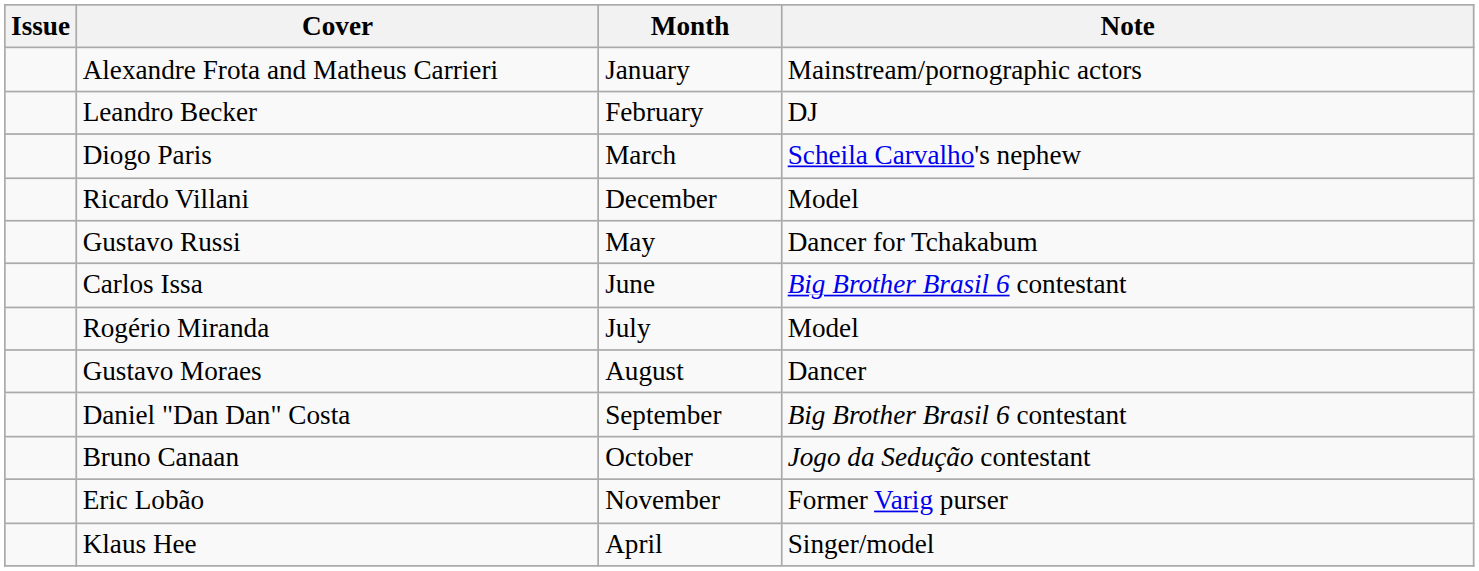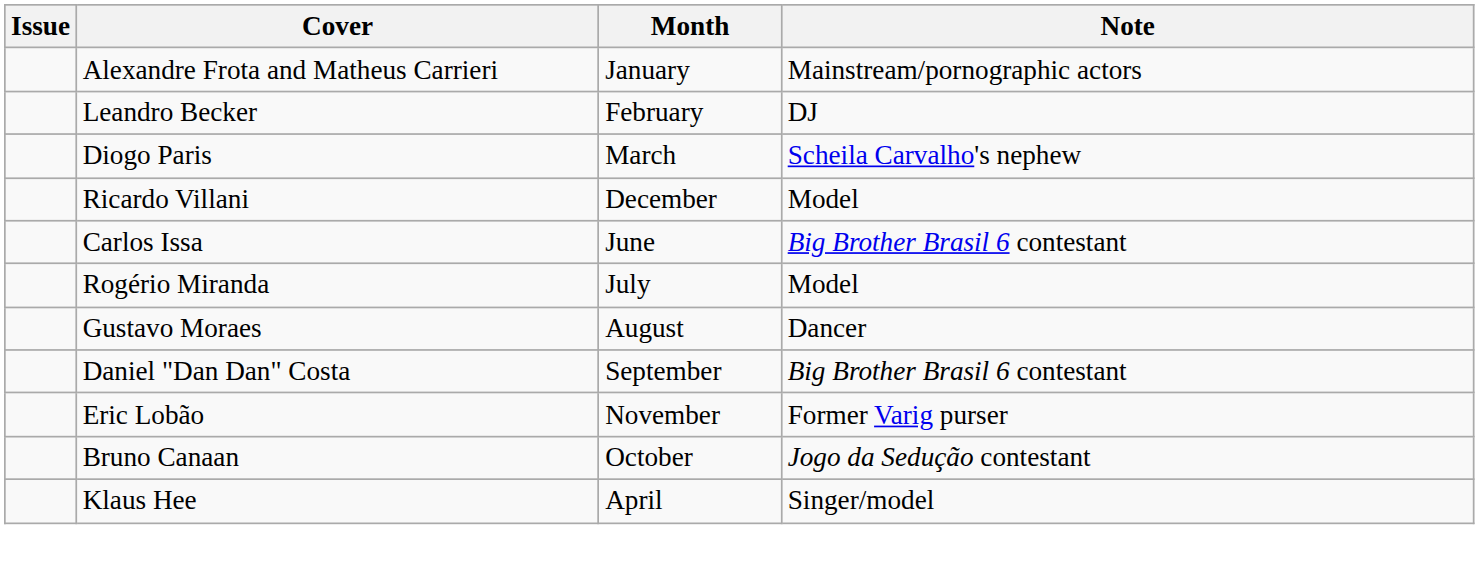- row: (162, 241)
rows swapped: (161, 457) <-> (143, 500)
